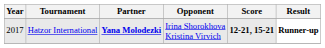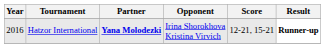(15, 31) 2017 -> (15, 31) 2016
(252, 31) bold -> (252, 31) normal
